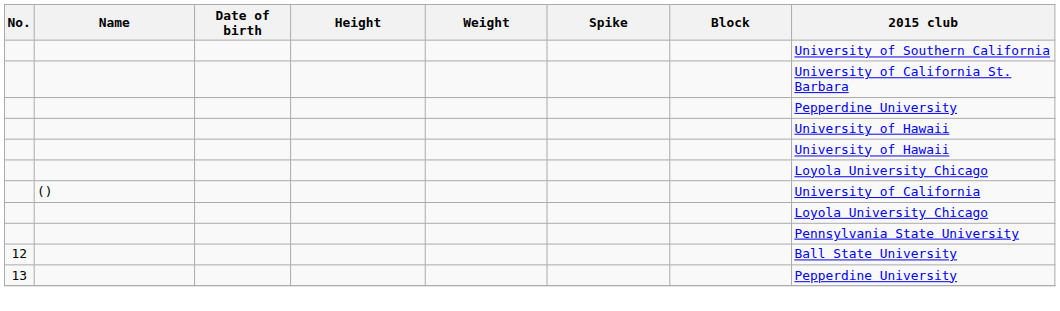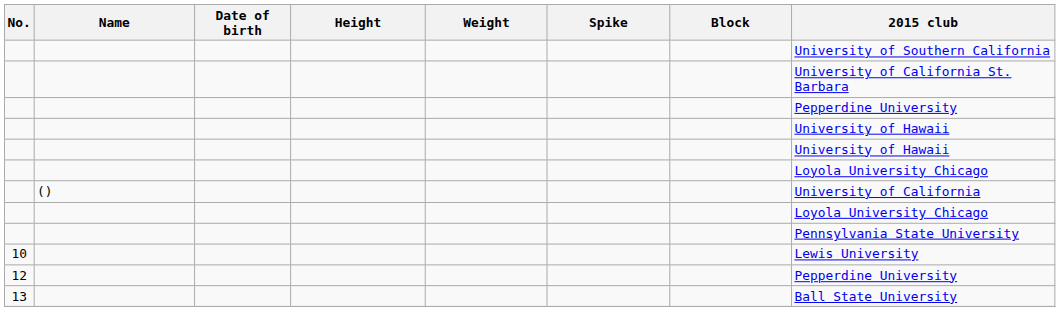+ row: (19, 254)
(876, 254) Ball State University -> (876, 275) Pepperdine University
(876, 275) Pepperdine University -> (876, 296) Ball State University
